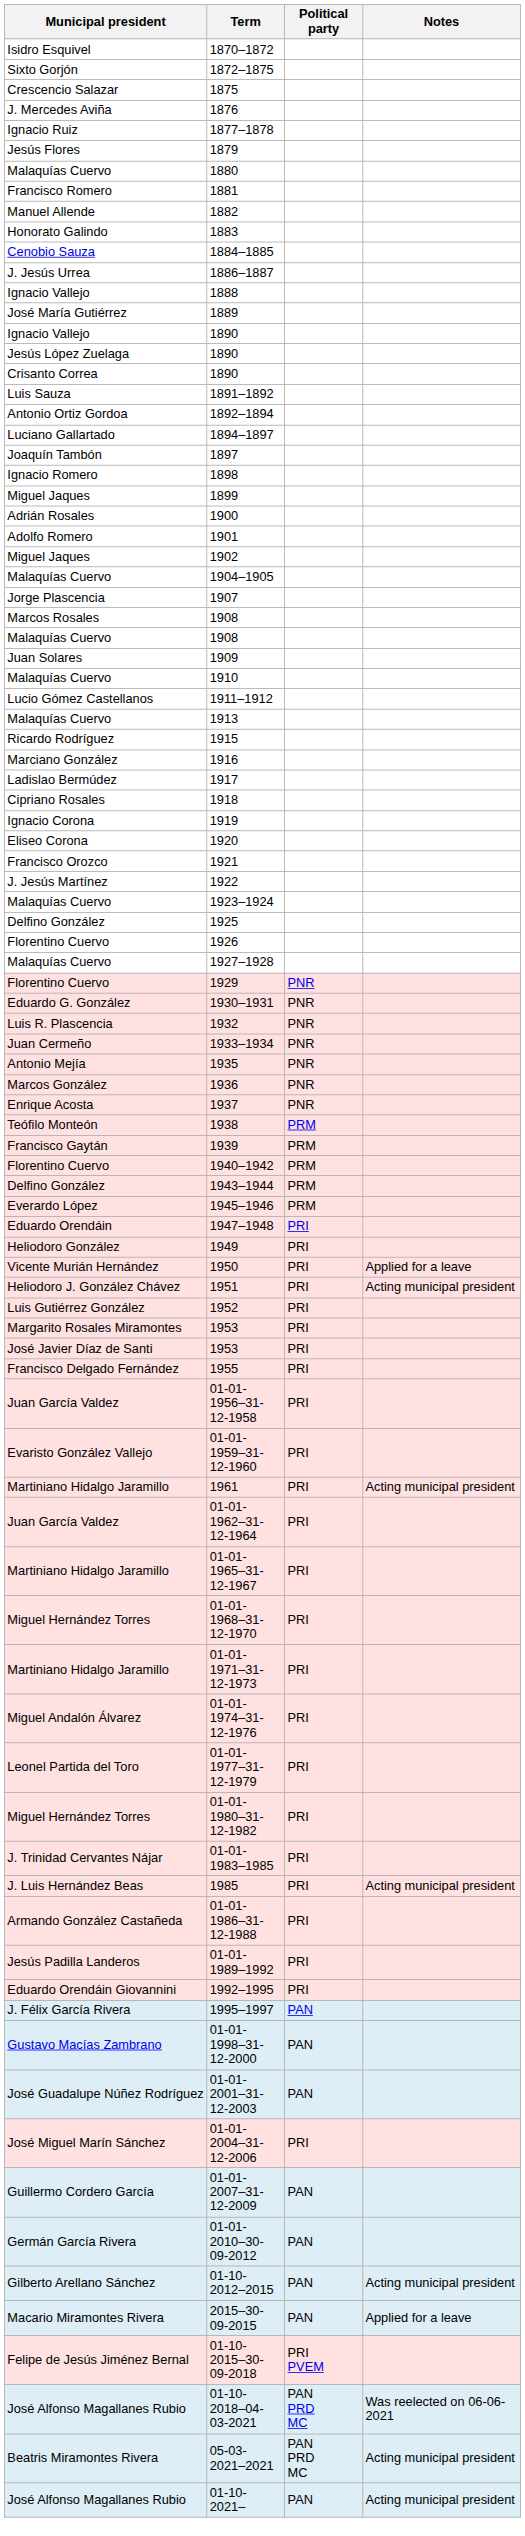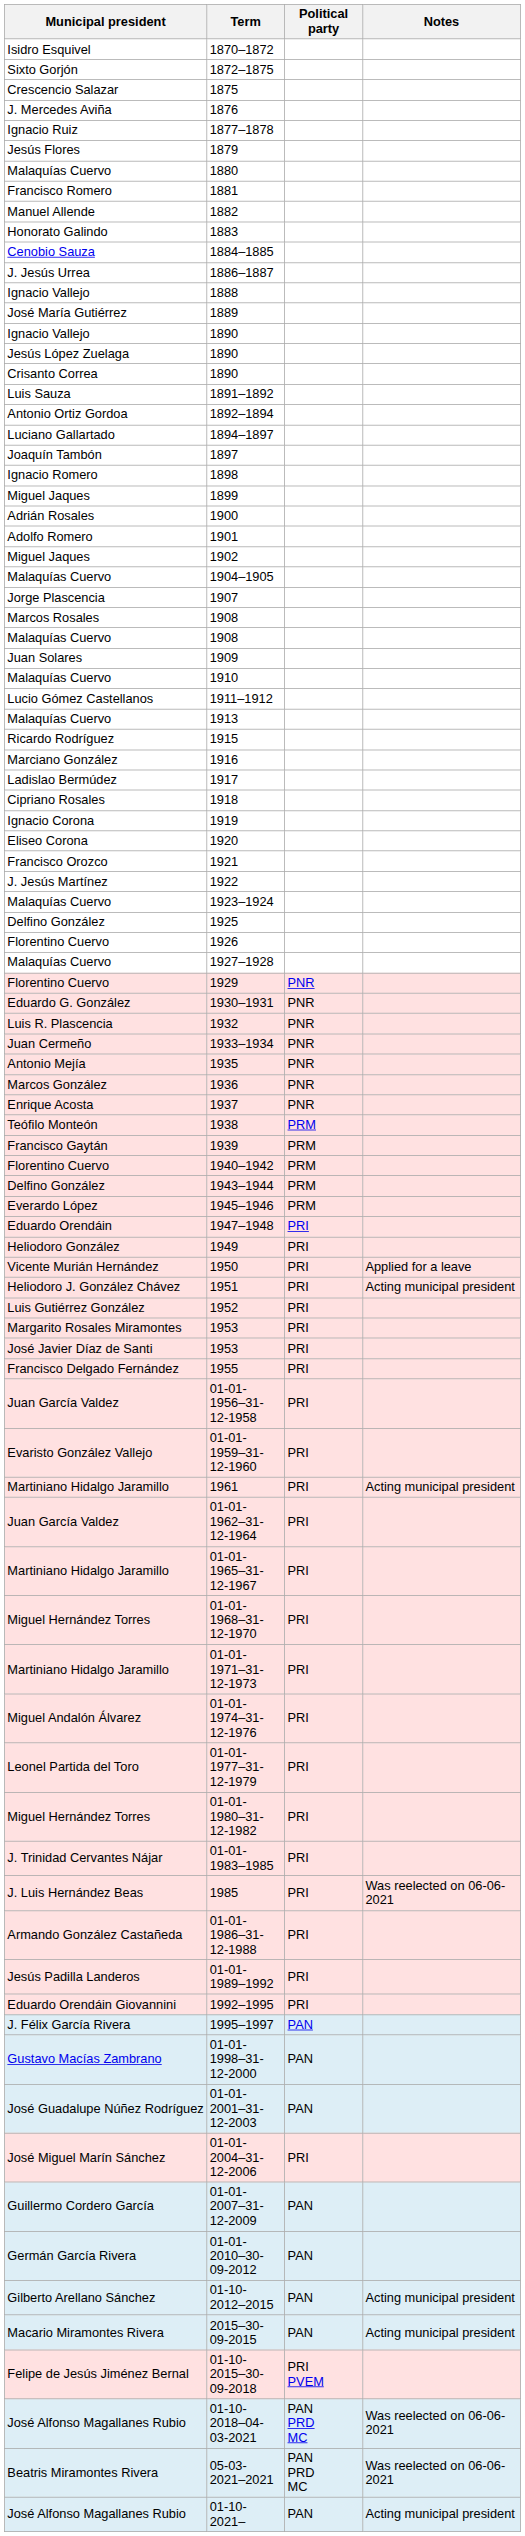(440, 1886) Acting municipal president -> (435, 1893) Was reelected on 06-06-2021
(418, 2318) Applied for a leave -> (440, 2332) Acting municipal president
(440, 2458) Acting municipal president -> (435, 2472) Was reelected on 06-06-2021
